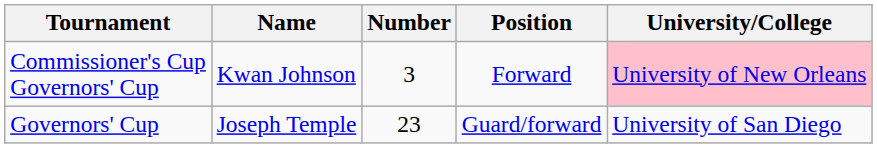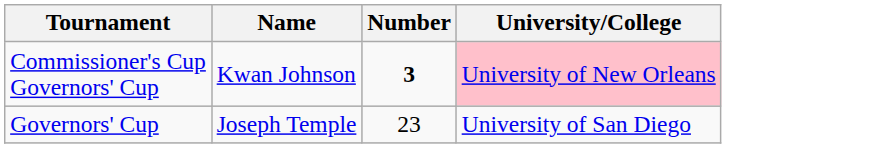- column: (532, 23)
(409, 73) normal -> (409, 73) bold
